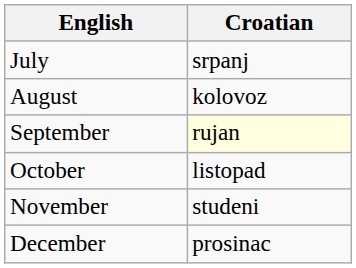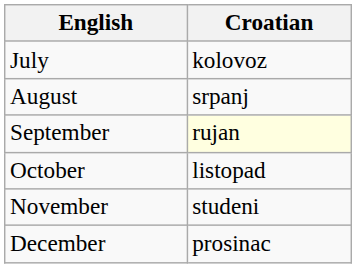(221, 59) srpanj -> (230, 59) kolovoz
(230, 96) kolovoz -> (221, 96) srpanj
